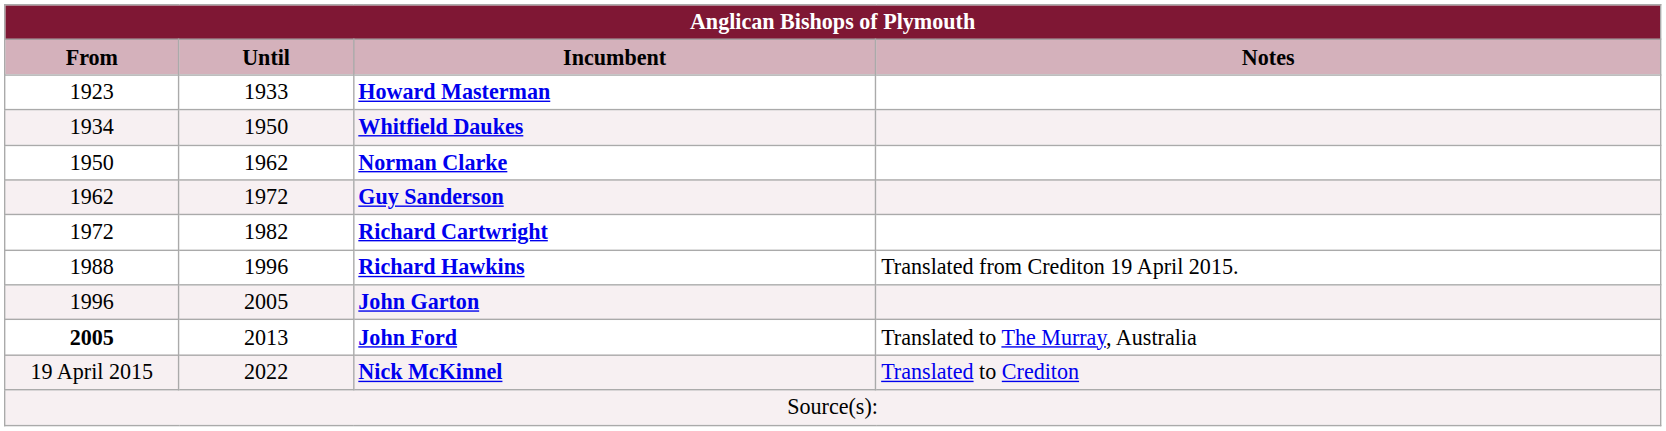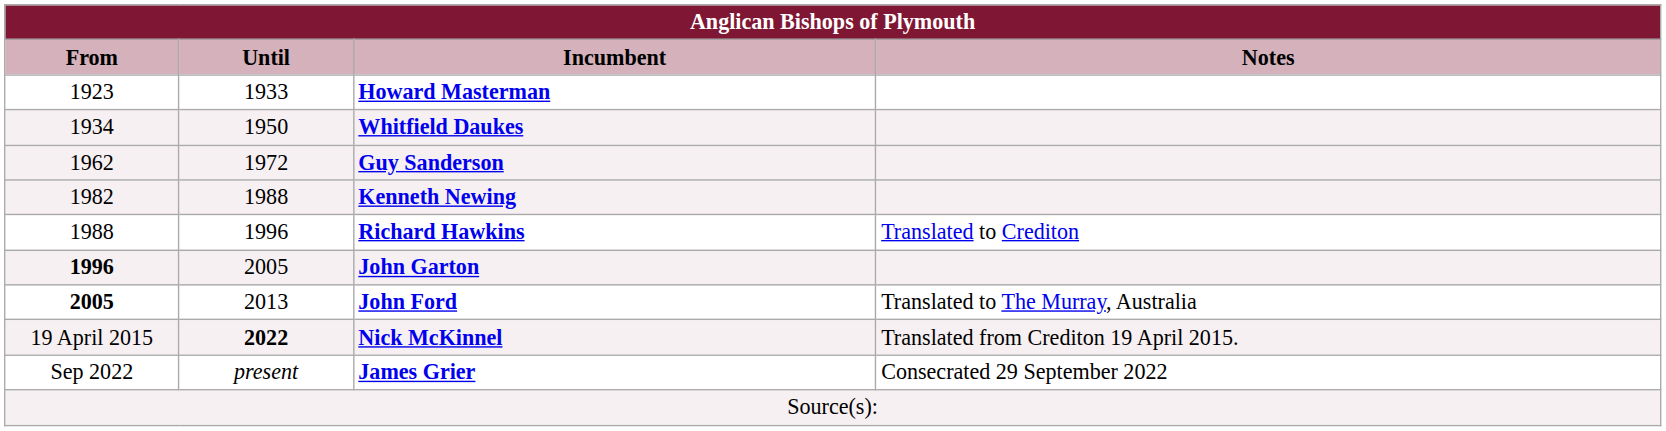- row: (433, 162)
- row: (453, 232)
+ row: (437, 197)
(1060, 267) Translated from Crediton 19 April 2015. -> (980, 232) Translated to Crediton
(92, 302) normal -> (92, 267) bold
(266, 372) normal -> (266, 337) bold
(980, 372) Translated to Crediton -> (1060, 337) Translated from Crediton 19 April 2015.
+ row: (417, 372)
